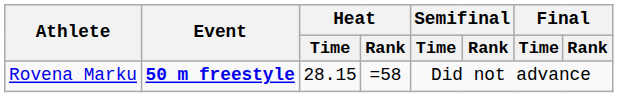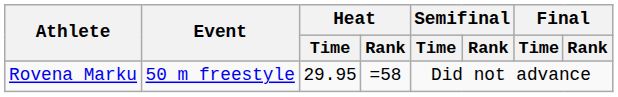(220, 76) bold -> (220, 76) normal
(330, 76) 28.15 -> (330, 76) 29.95
